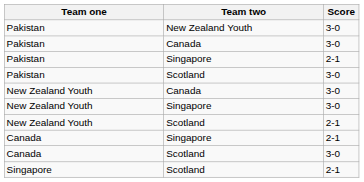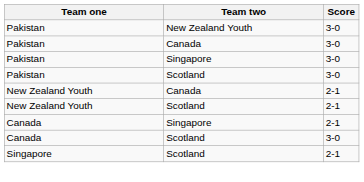(333, 59) 2-1 -> (333, 59) 3-0
(333, 91) 3-0 -> (333, 91) 2-1
- row: (50, 106)
